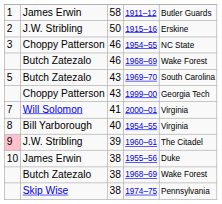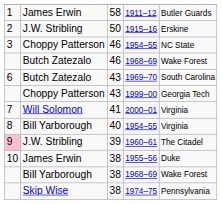(10, 77) 5 -> (10, 77) 6
(57, 175) Butch Zatezalo -> (57, 175) Bill Yarborough
